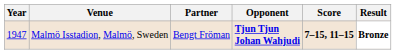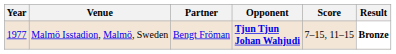(17, 35) 1947 -> (17, 35) 1977
(329, 35) bold -> (329, 35) normal
